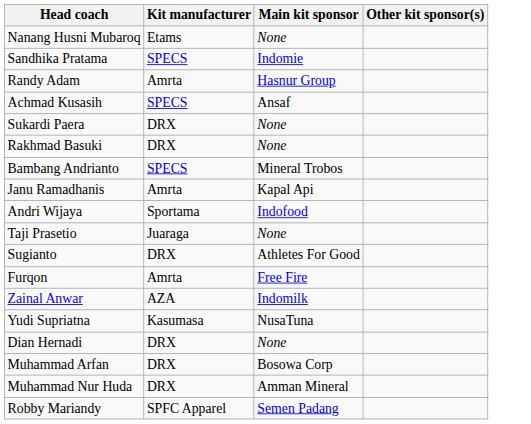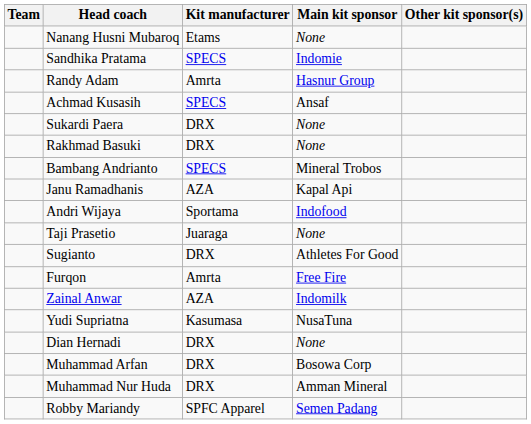+ column: (24, 15)
(165, 189) Amrta -> (200, 189) AZA
